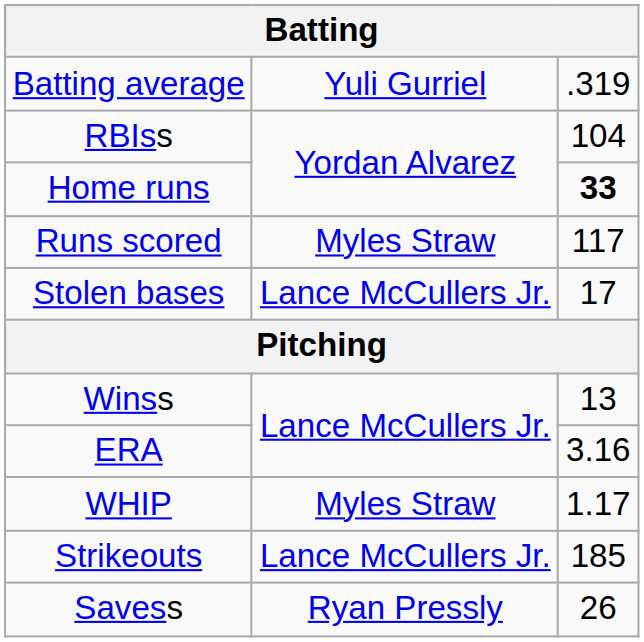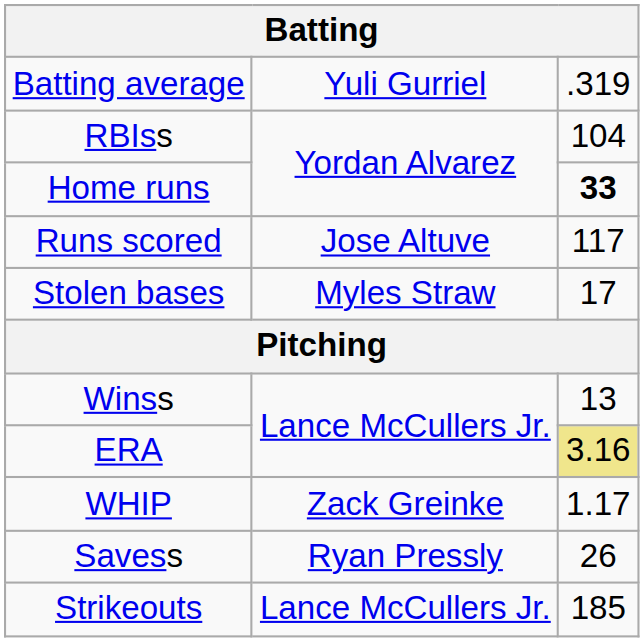(405, 240) Myles Straw -> (405, 240) Jose Altuve
(405, 293) Lance McCullers Jr. -> (405, 293) Myles Straw
(598, 450) no background -> (598, 450) khaki background
(405, 503) Myles Straw -> (405, 503) Zack Greinke
rows swapped: (129, 556) <-> (129, 608)
